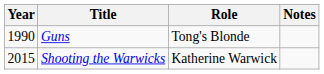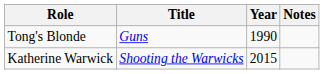columns swapped: (21, 15) <-> (224, 15)
